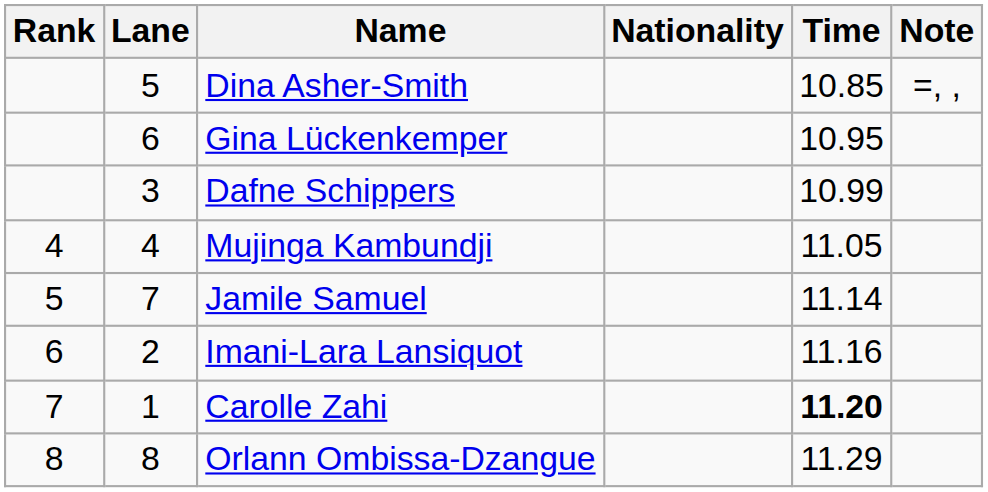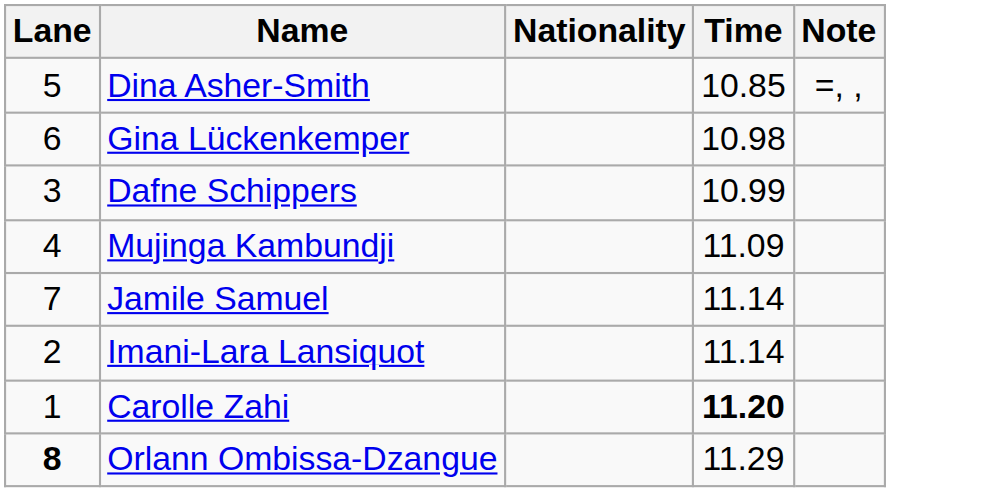- column: (54, 31)
(842, 138) 10.95 -> (743, 138) 10.98
(842, 245) 11.05 -> (743, 245) 11.09
(842, 352) 11.16 -> (743, 352) 11.14
(150, 459) normal -> (52, 459) bold
